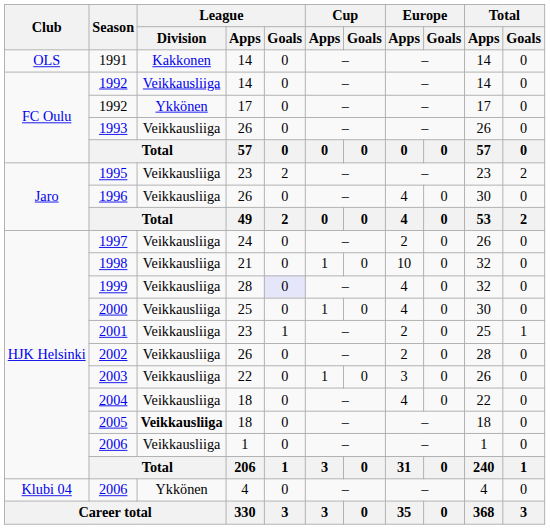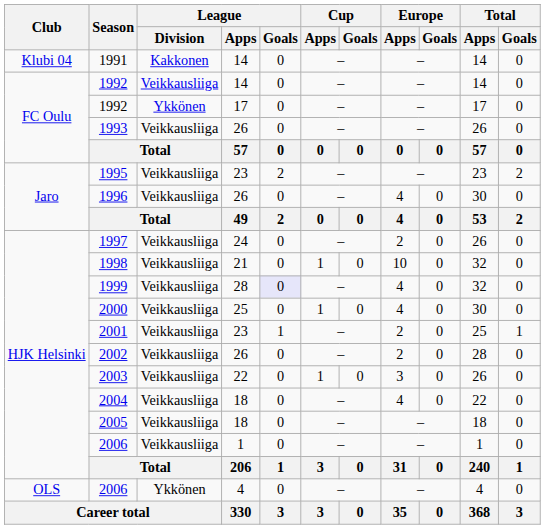(47, 60) OLS -> (47, 60) Klubi 04
(182, 422) bold -> (179, 422) normal
(47, 490) Klubi 04 -> (47, 490) OLS
